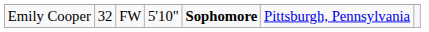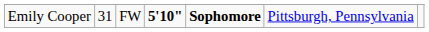(105, 16) 32 -> (105, 16) 31
(163, 16) normal -> (165, 16) bold
